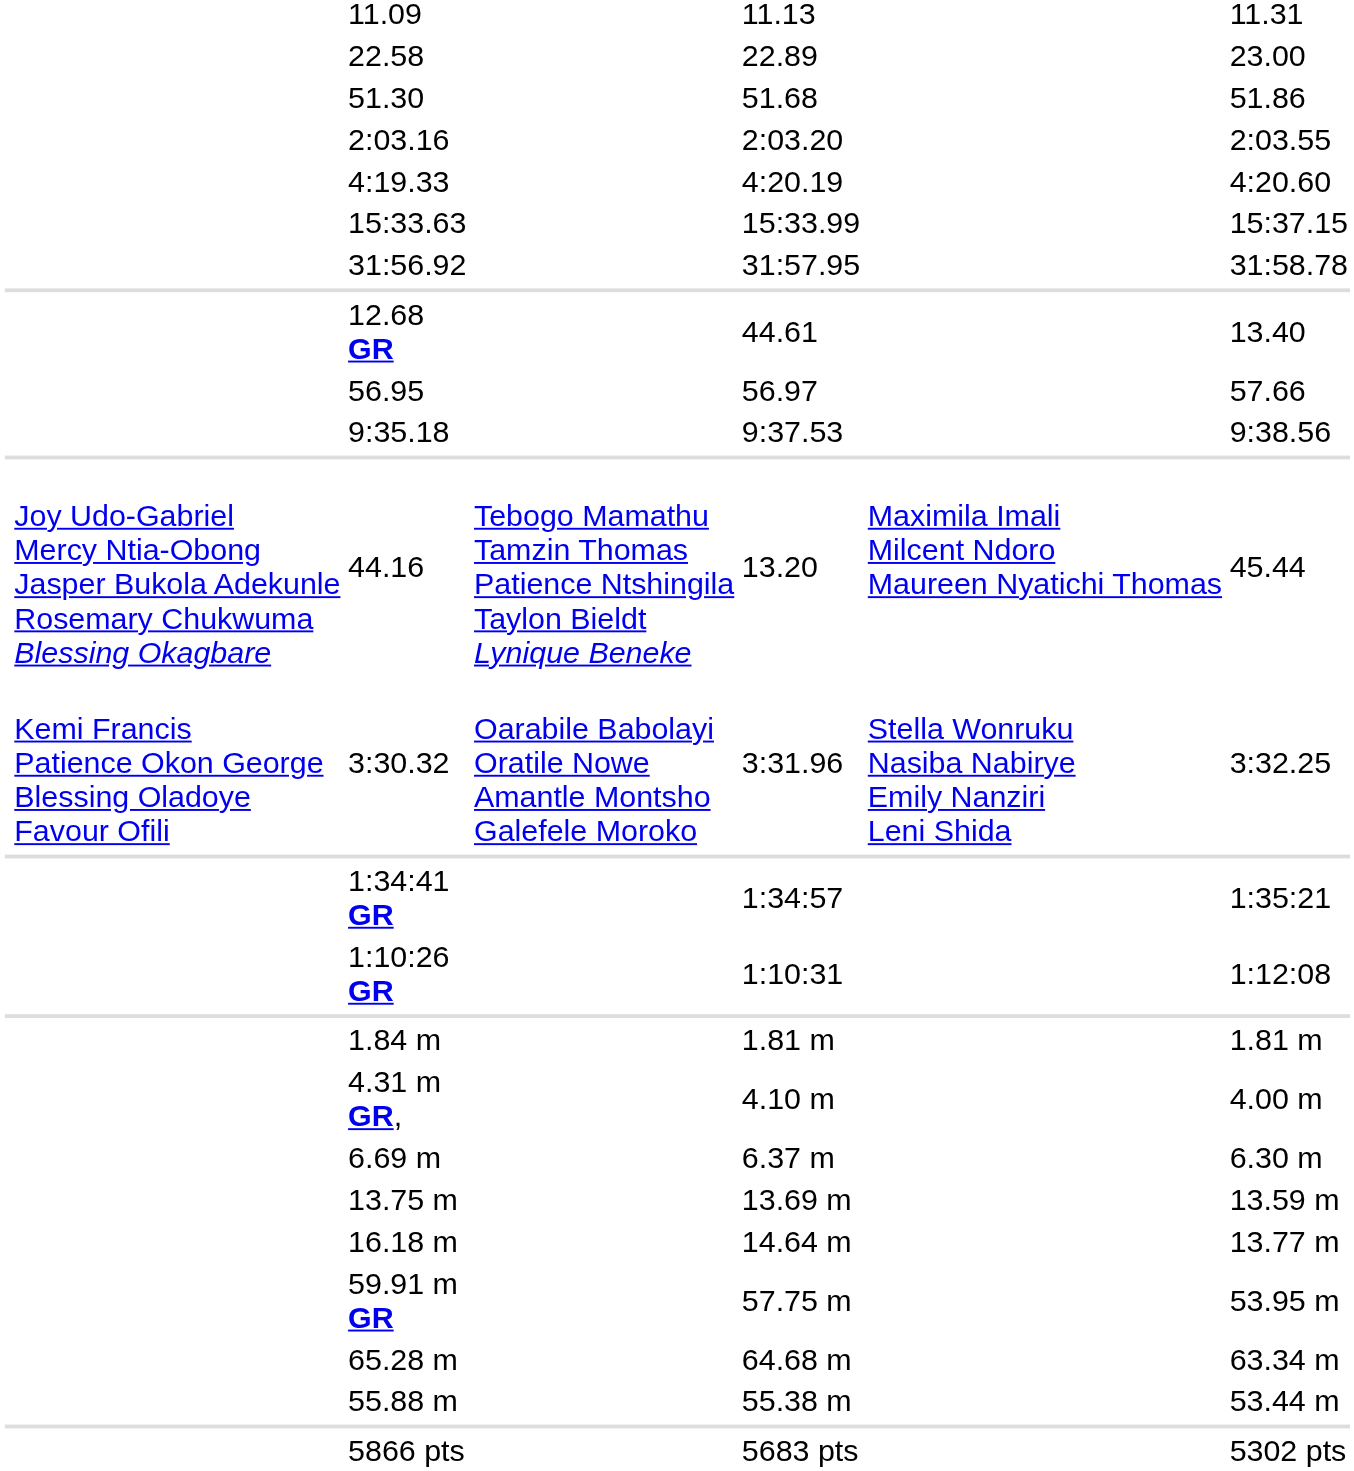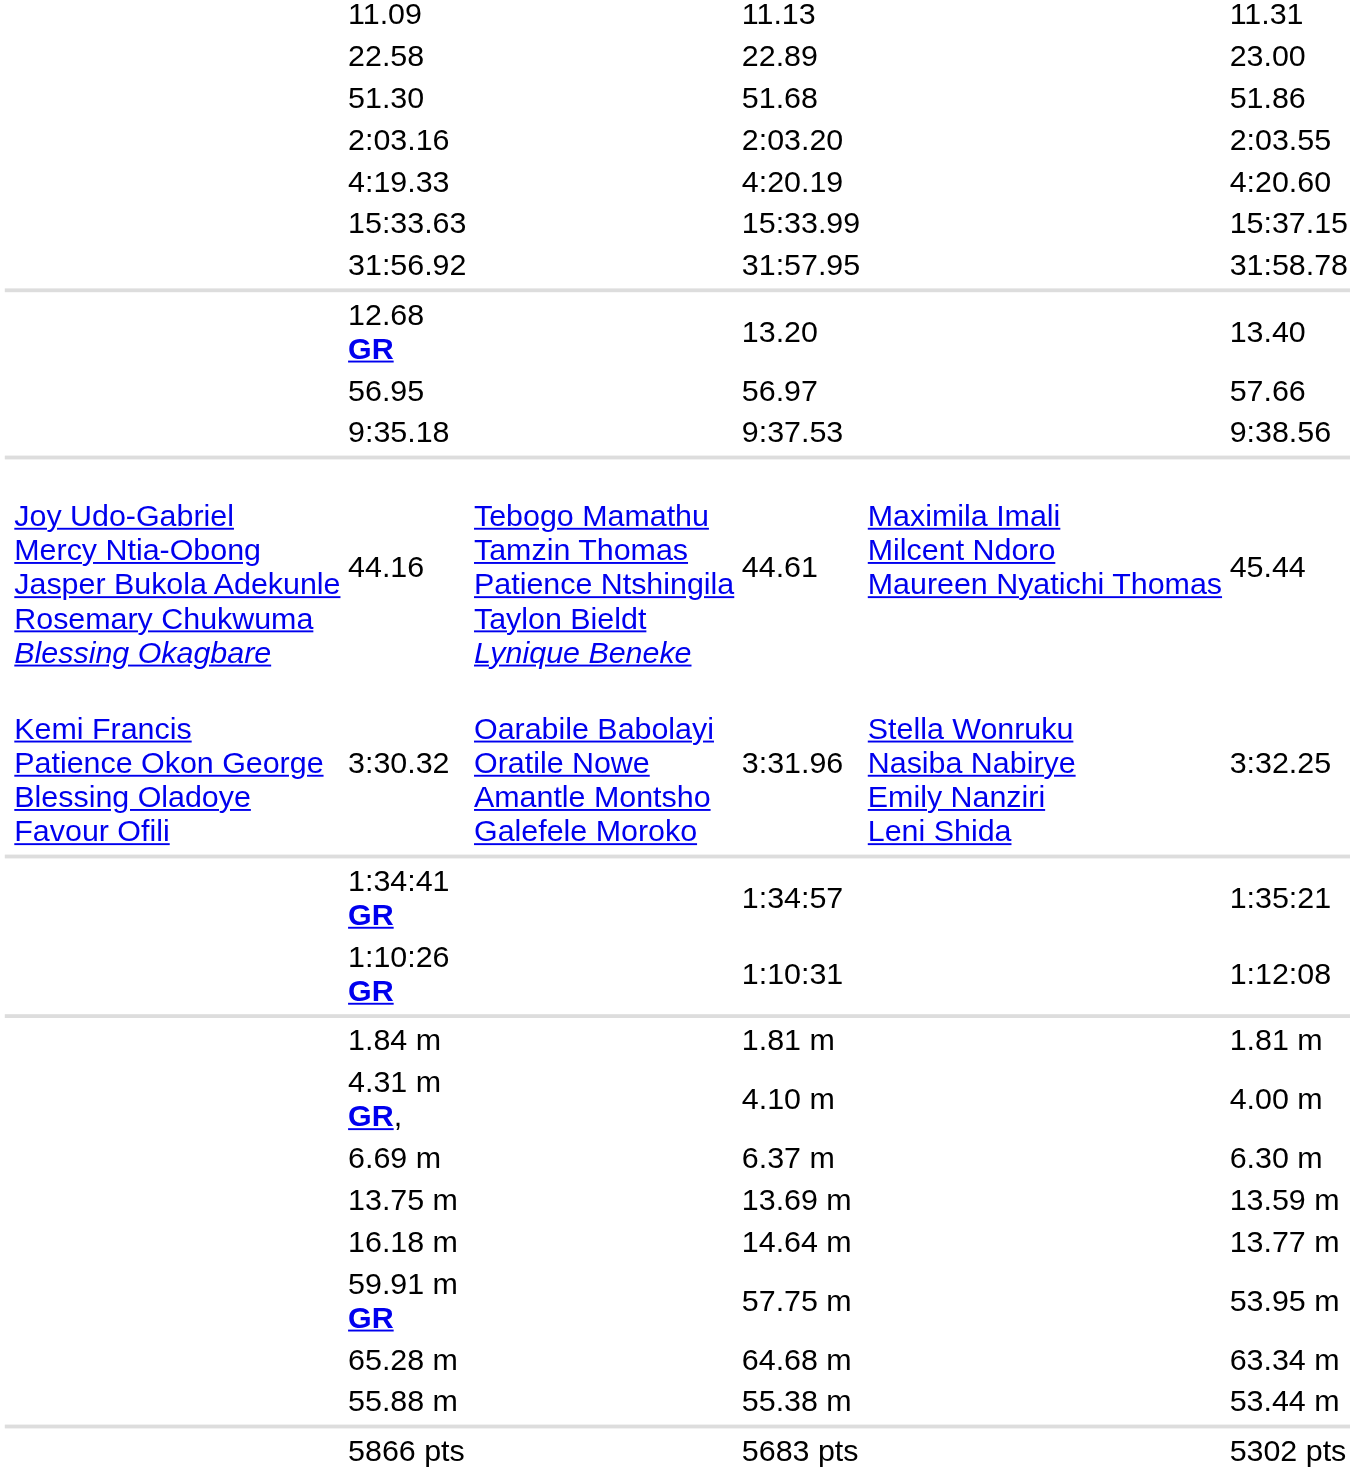(780, 331) 44.61 -> (780, 331) 13.20
(780, 567) 13.20 -> (780, 567) 44.61
